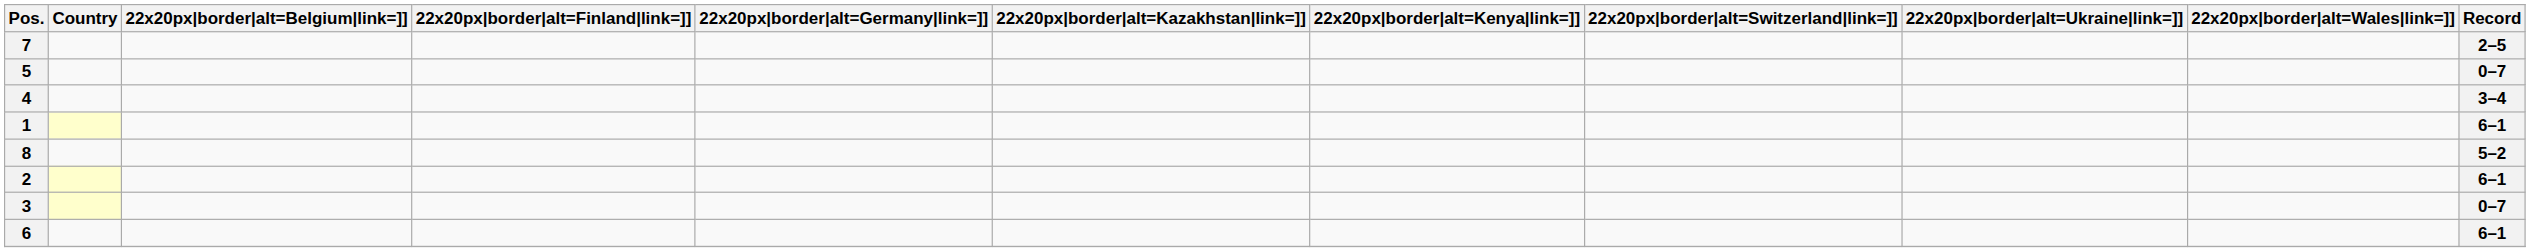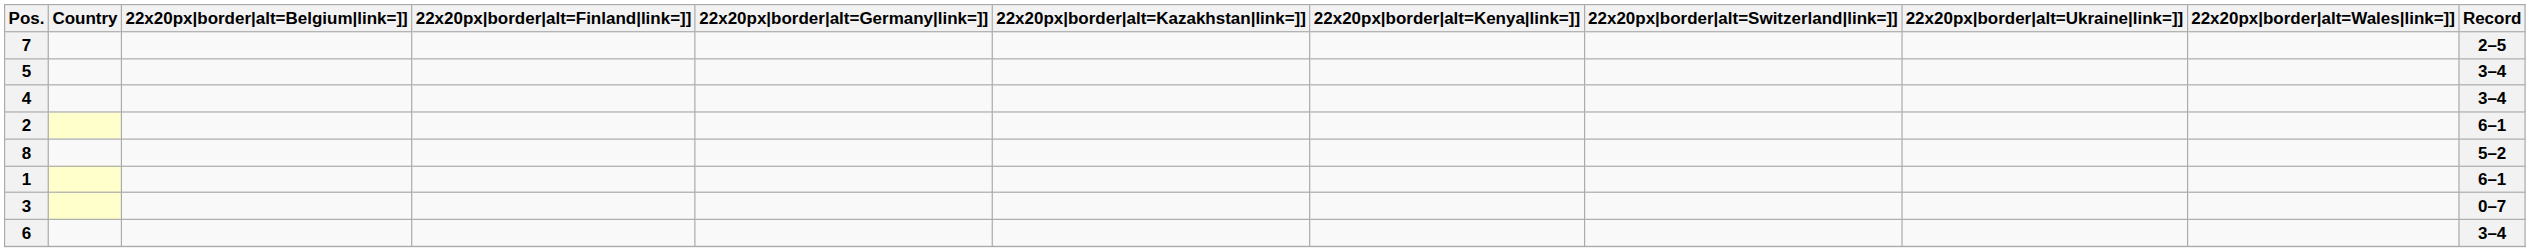(2492, 72) 0–7 -> (2492, 72) 3–4
rows swapped: (27, 179) <-> (27, 126)
(2492, 233) 6–1 -> (2492, 233) 3–4
